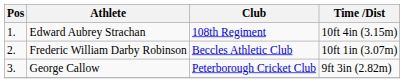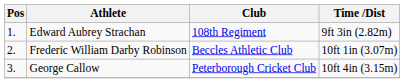(359, 31) 10ft 4in (3.15m) -> (356, 31) 9ft 3in (2.82m)
(356, 68) 9ft 3in (2.82m) -> (359, 68) 10ft 4in (3.15m)
